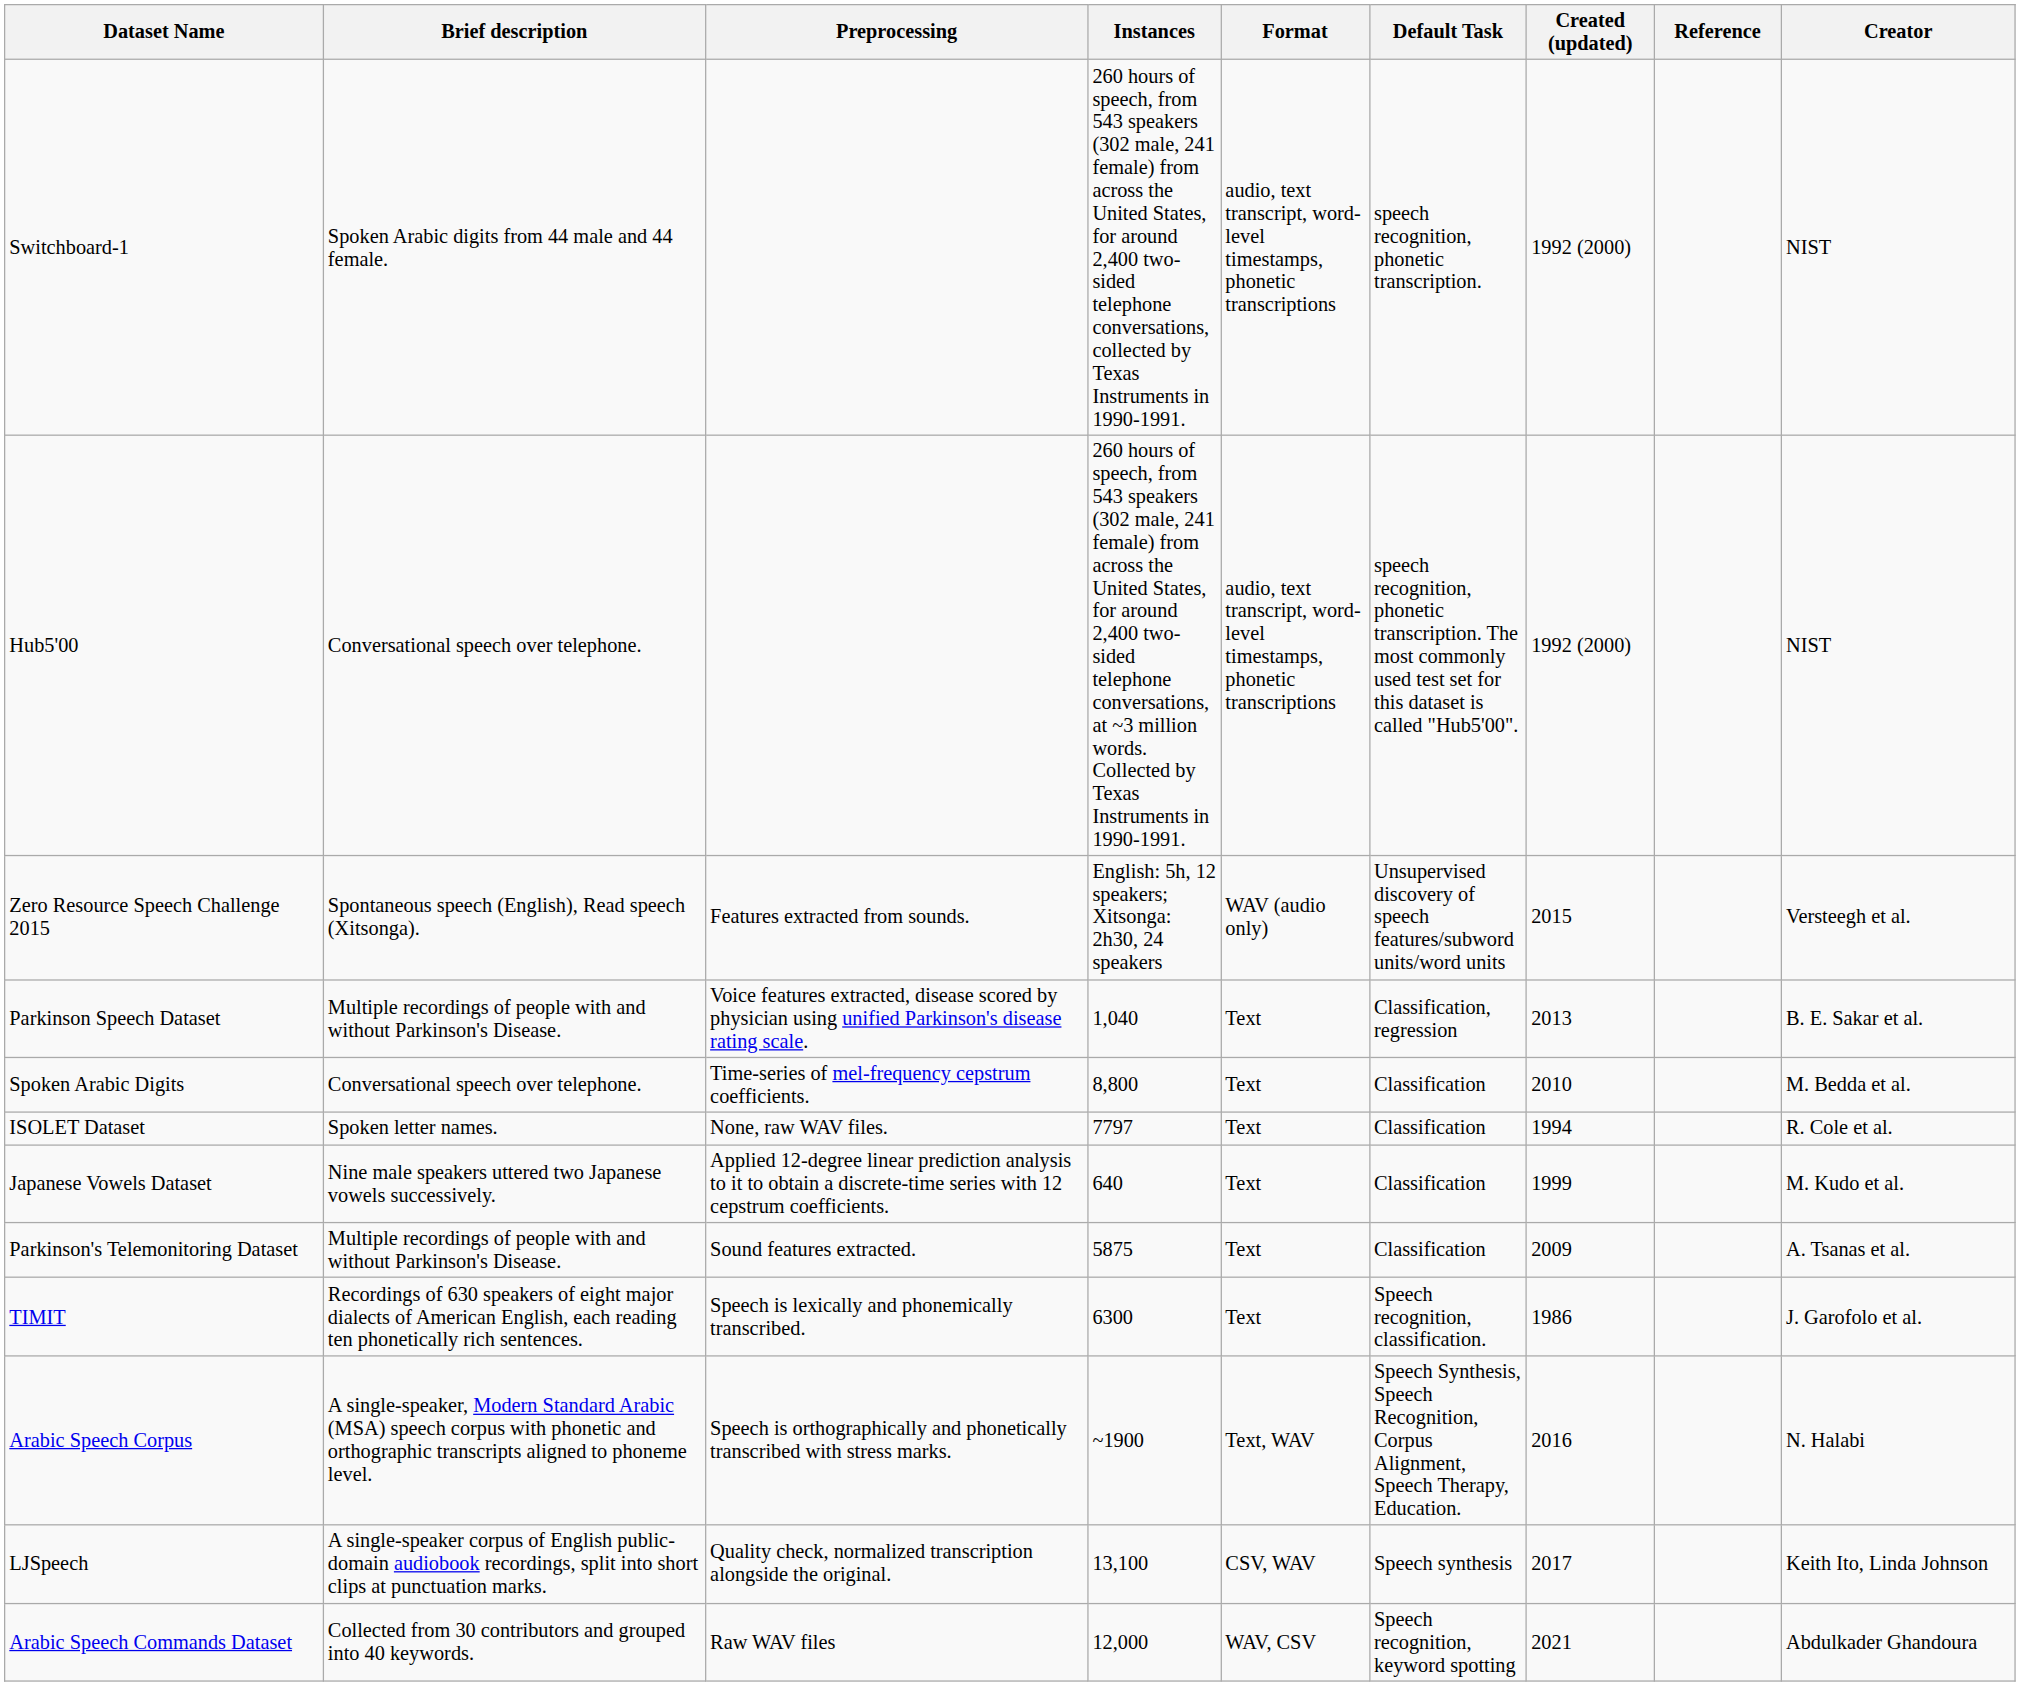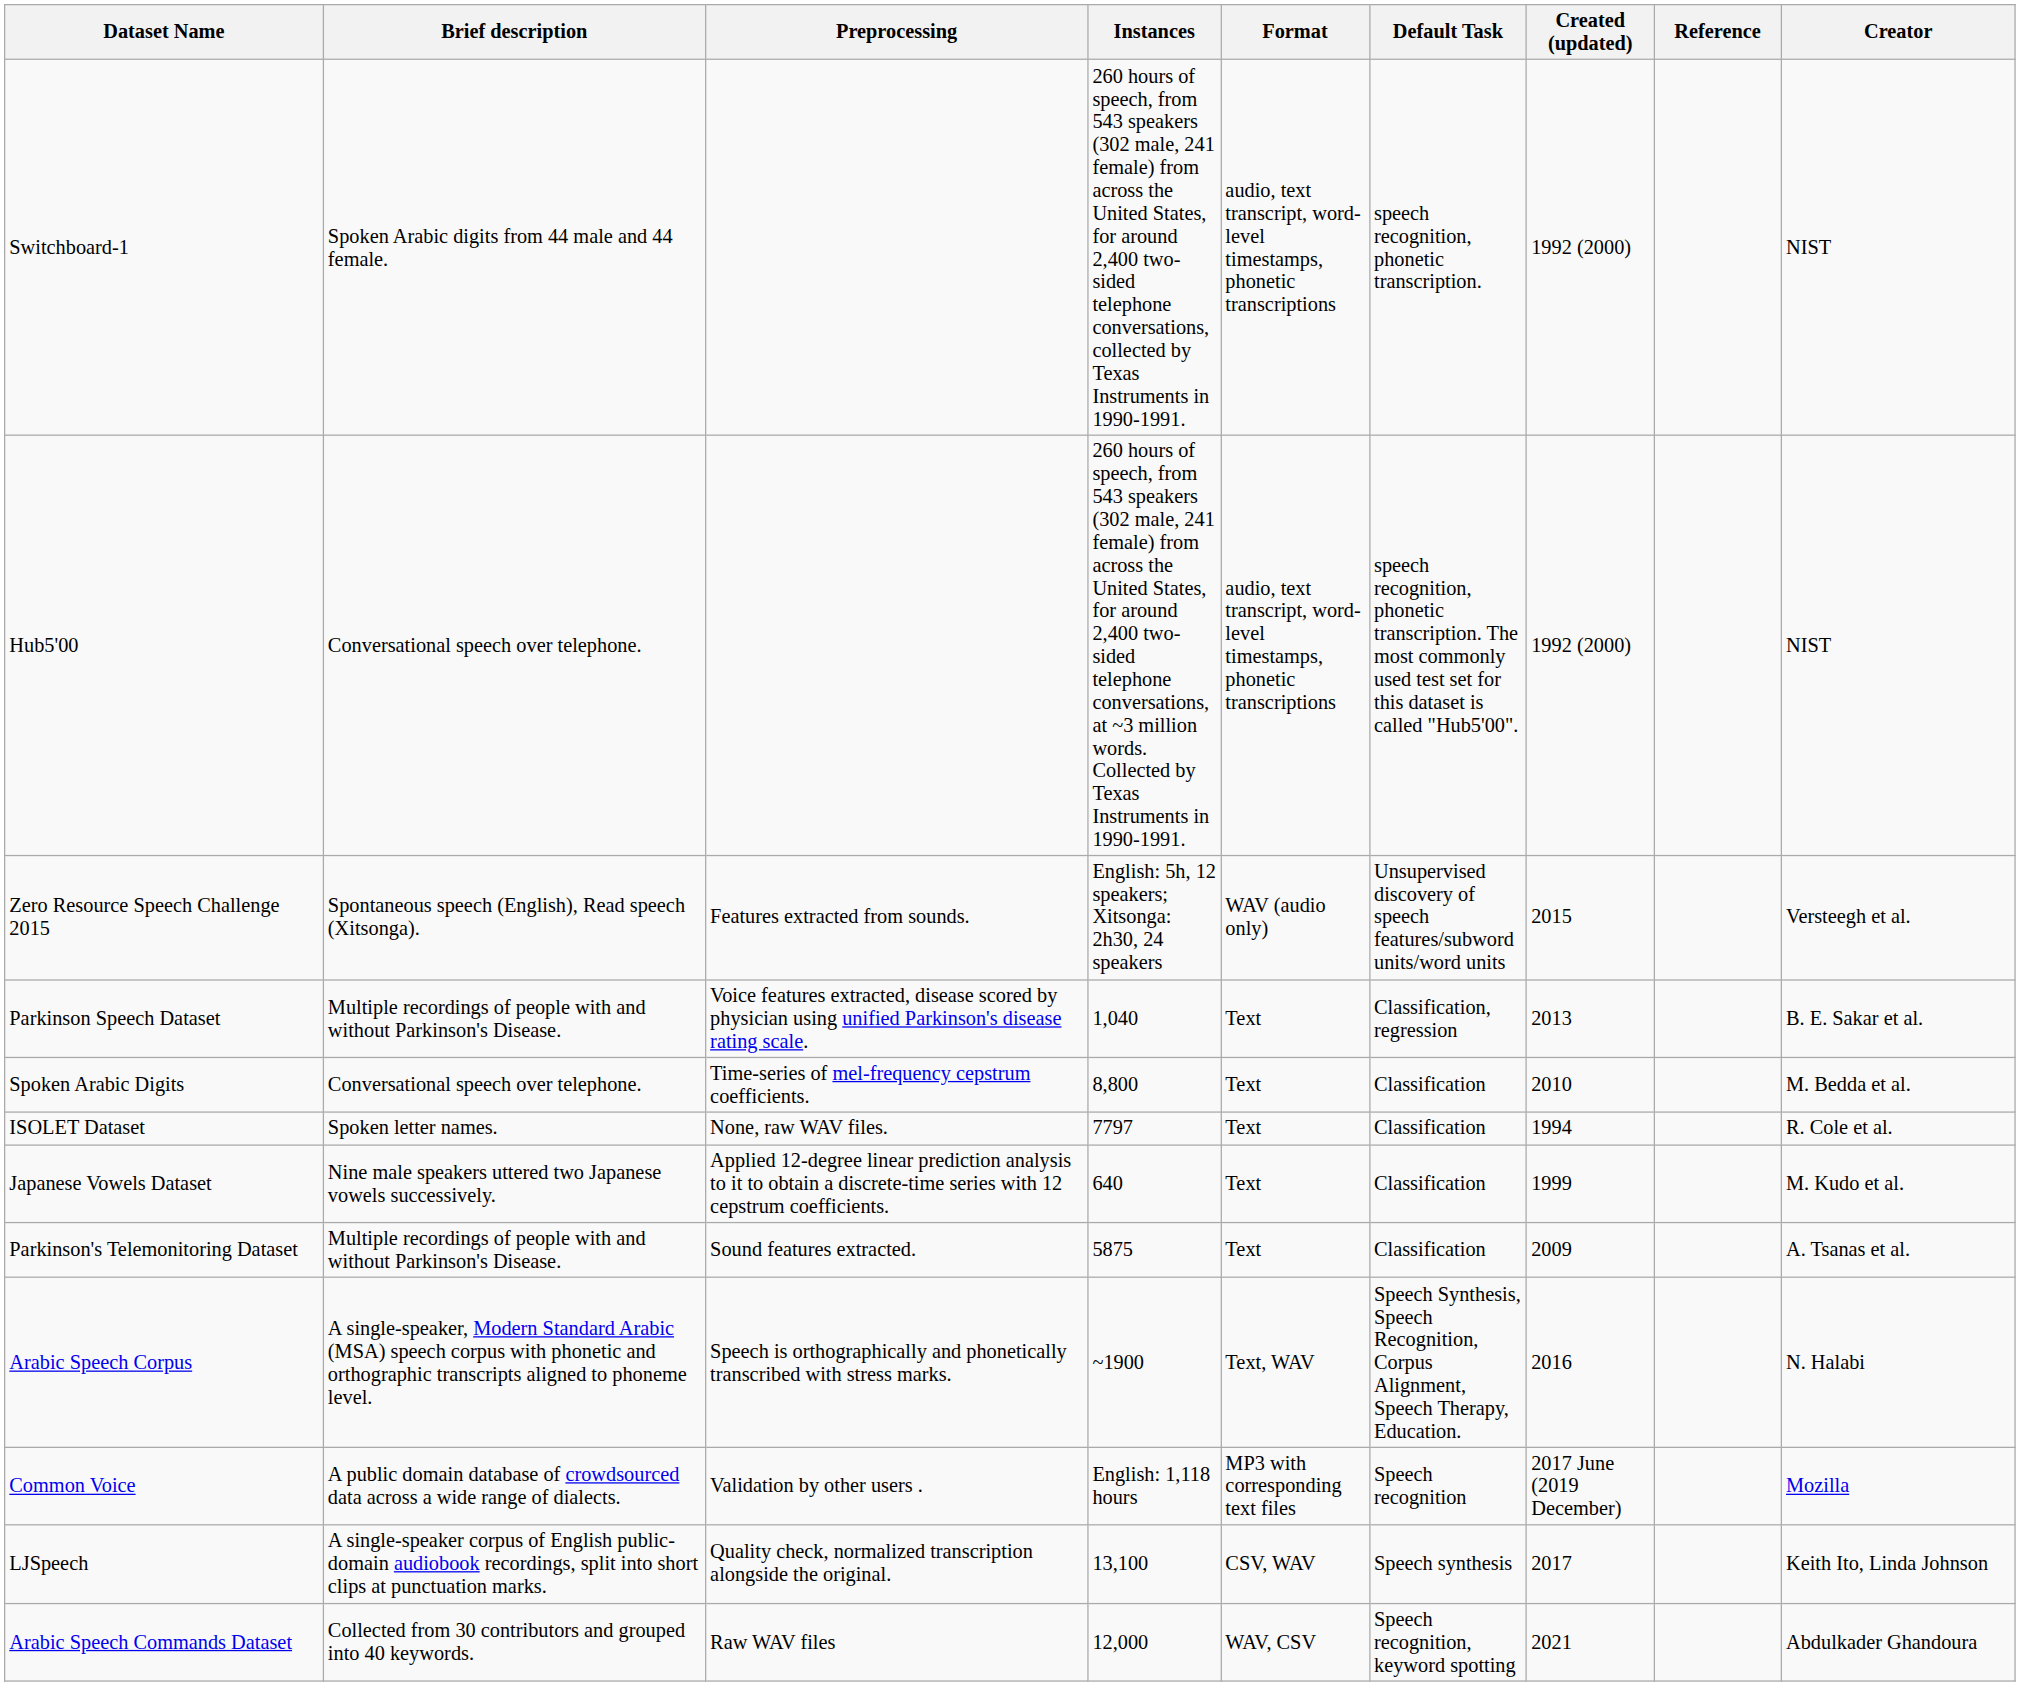- row: (38, 1316)
+ row: (72, 1485)
